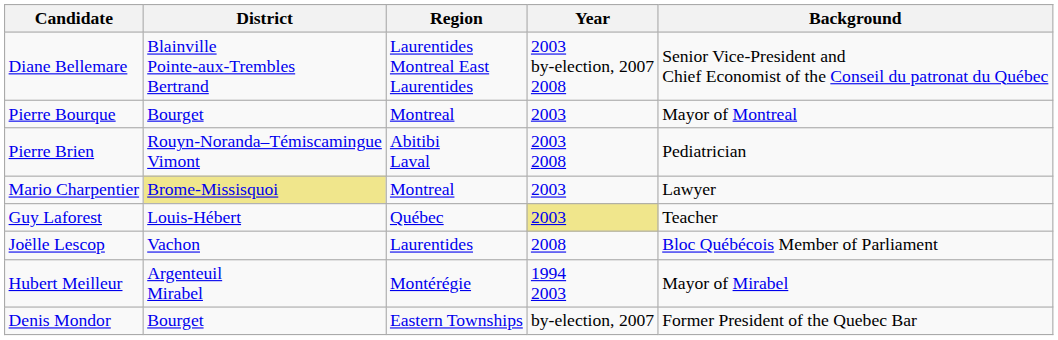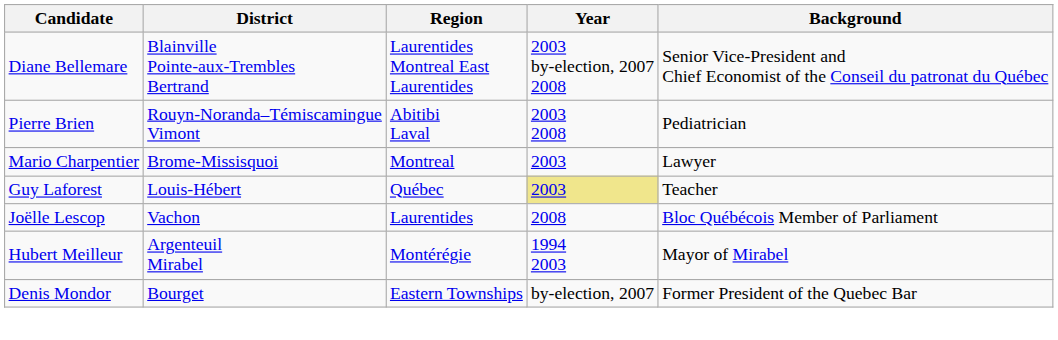- row: (62, 113)
(213, 189) khaki background -> (213, 161) no background
